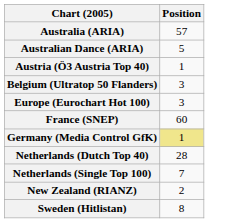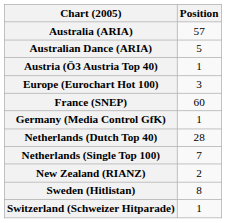- row: (82, 84)
(182, 137) khaki background -> (199, 119) no background
+ row: (91, 208)
